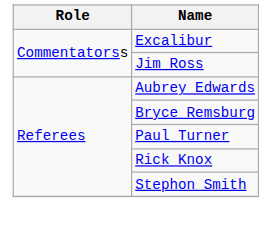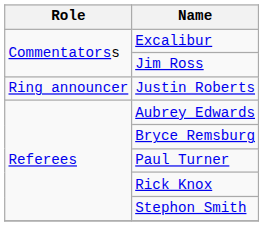+ row: (195, 89)
